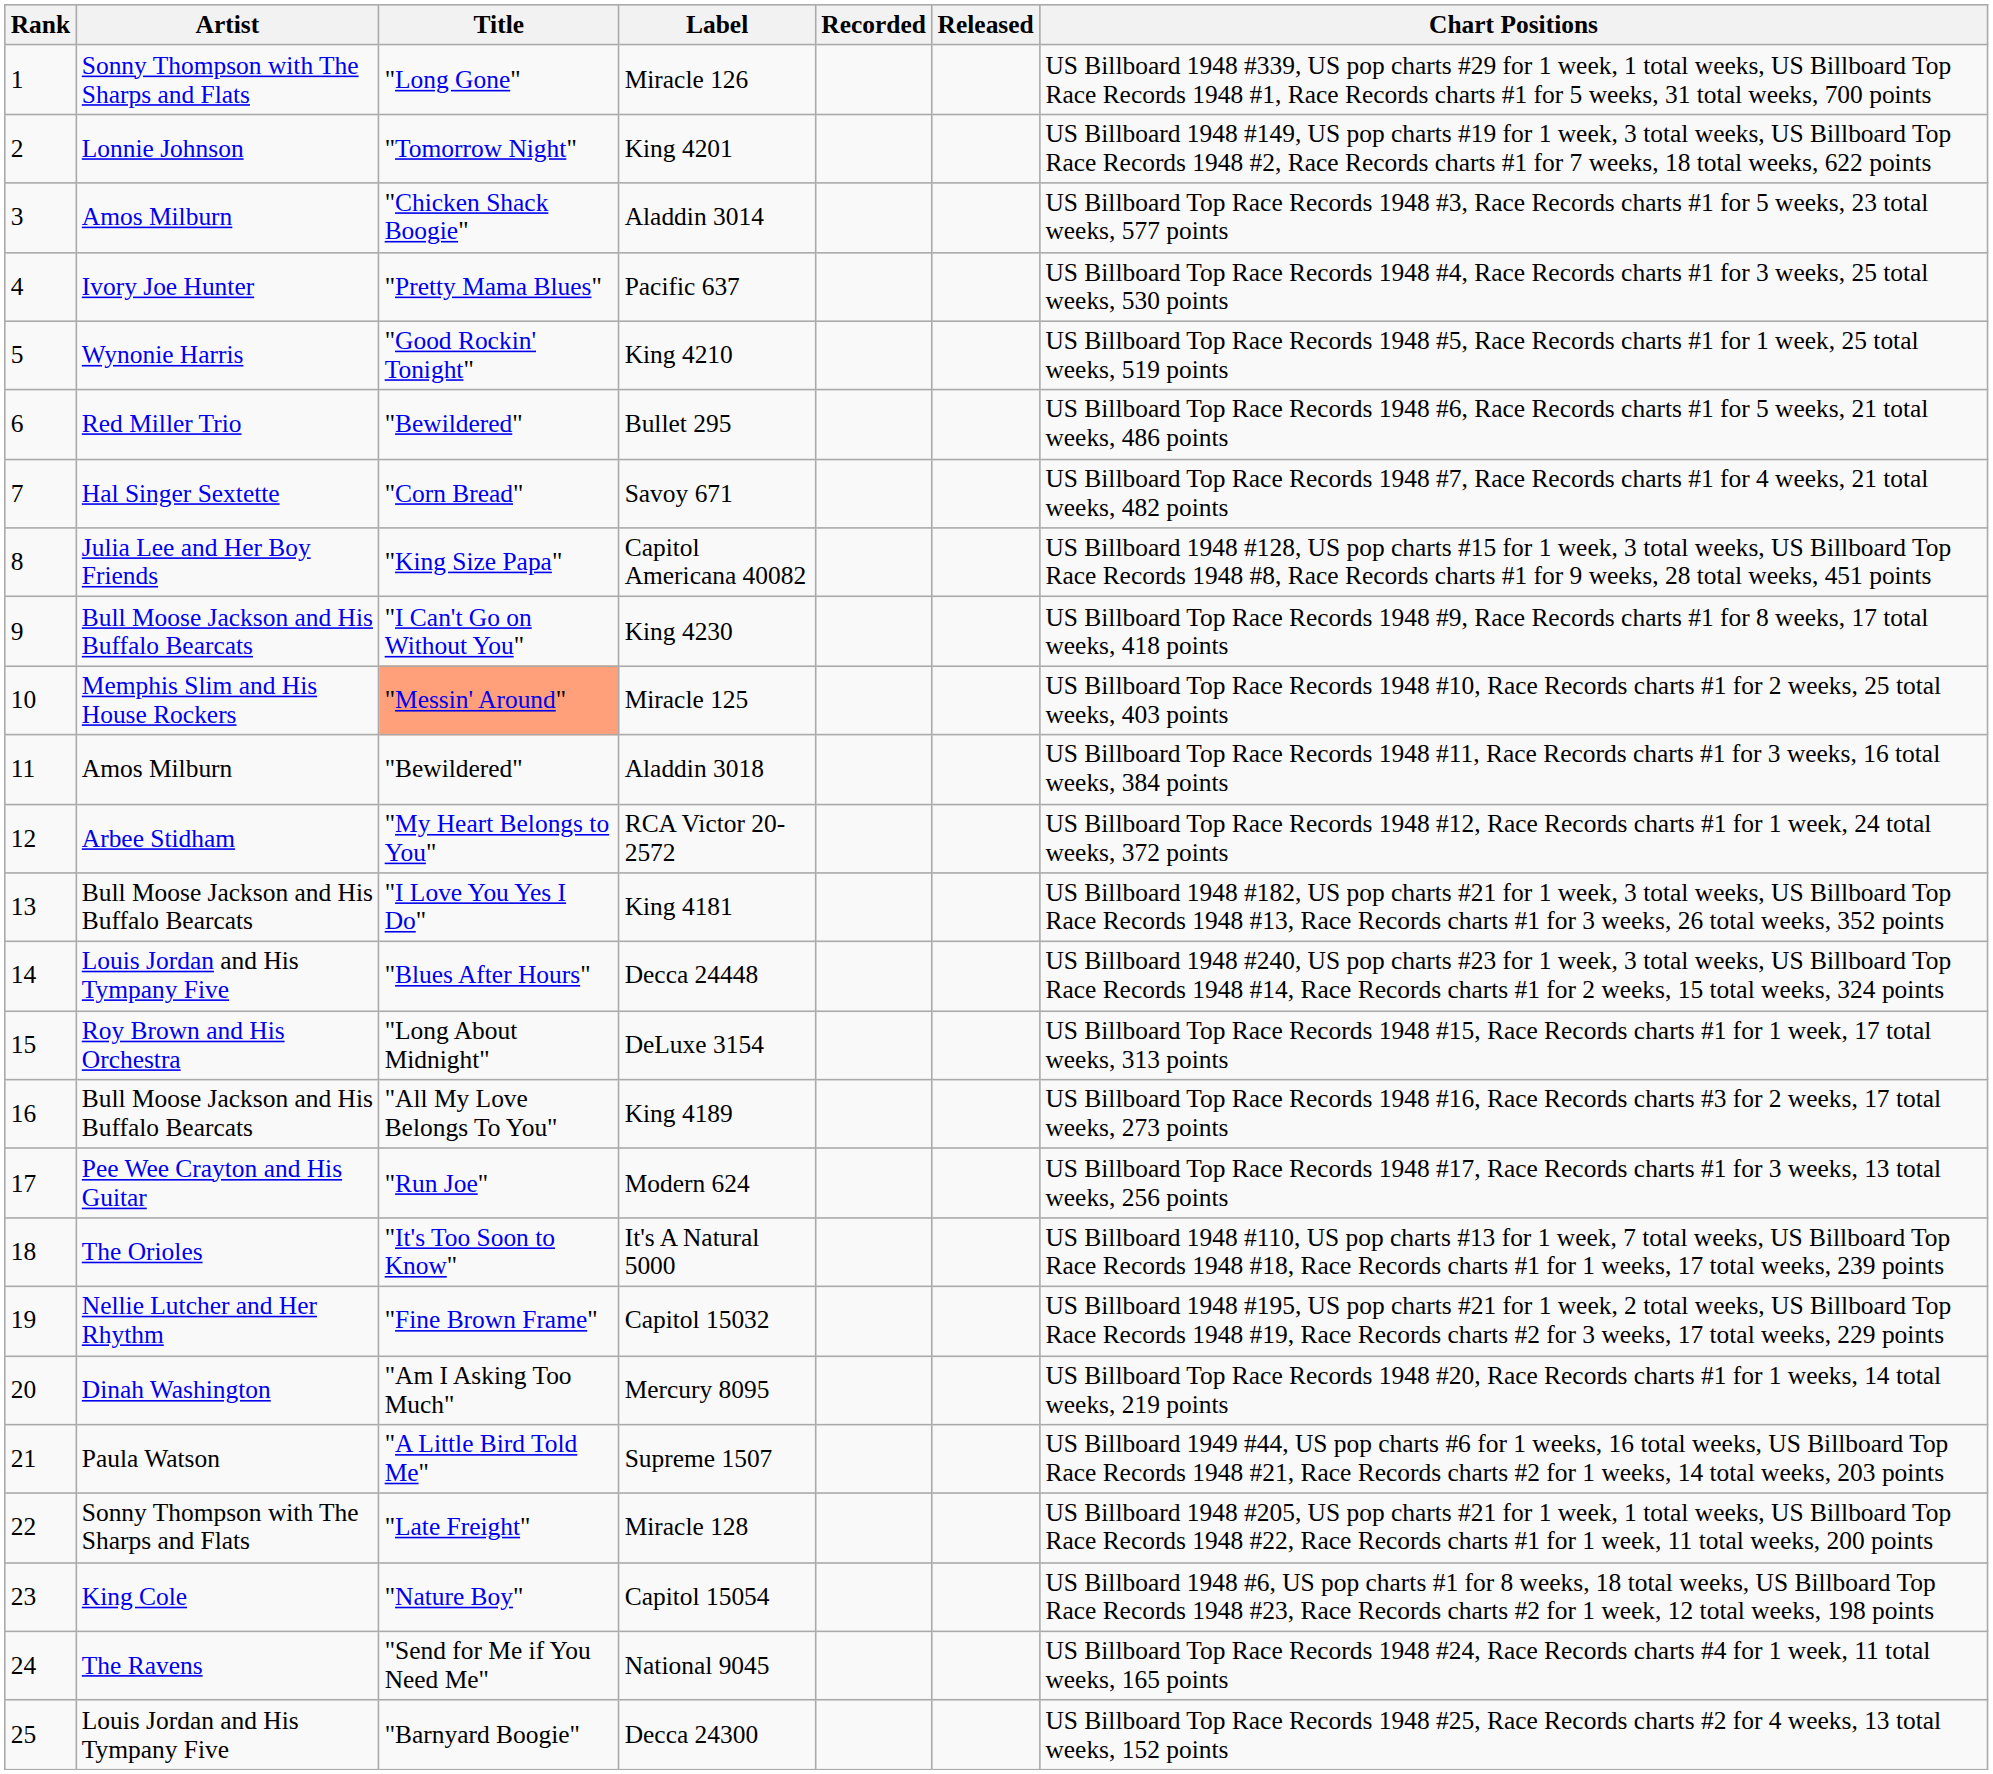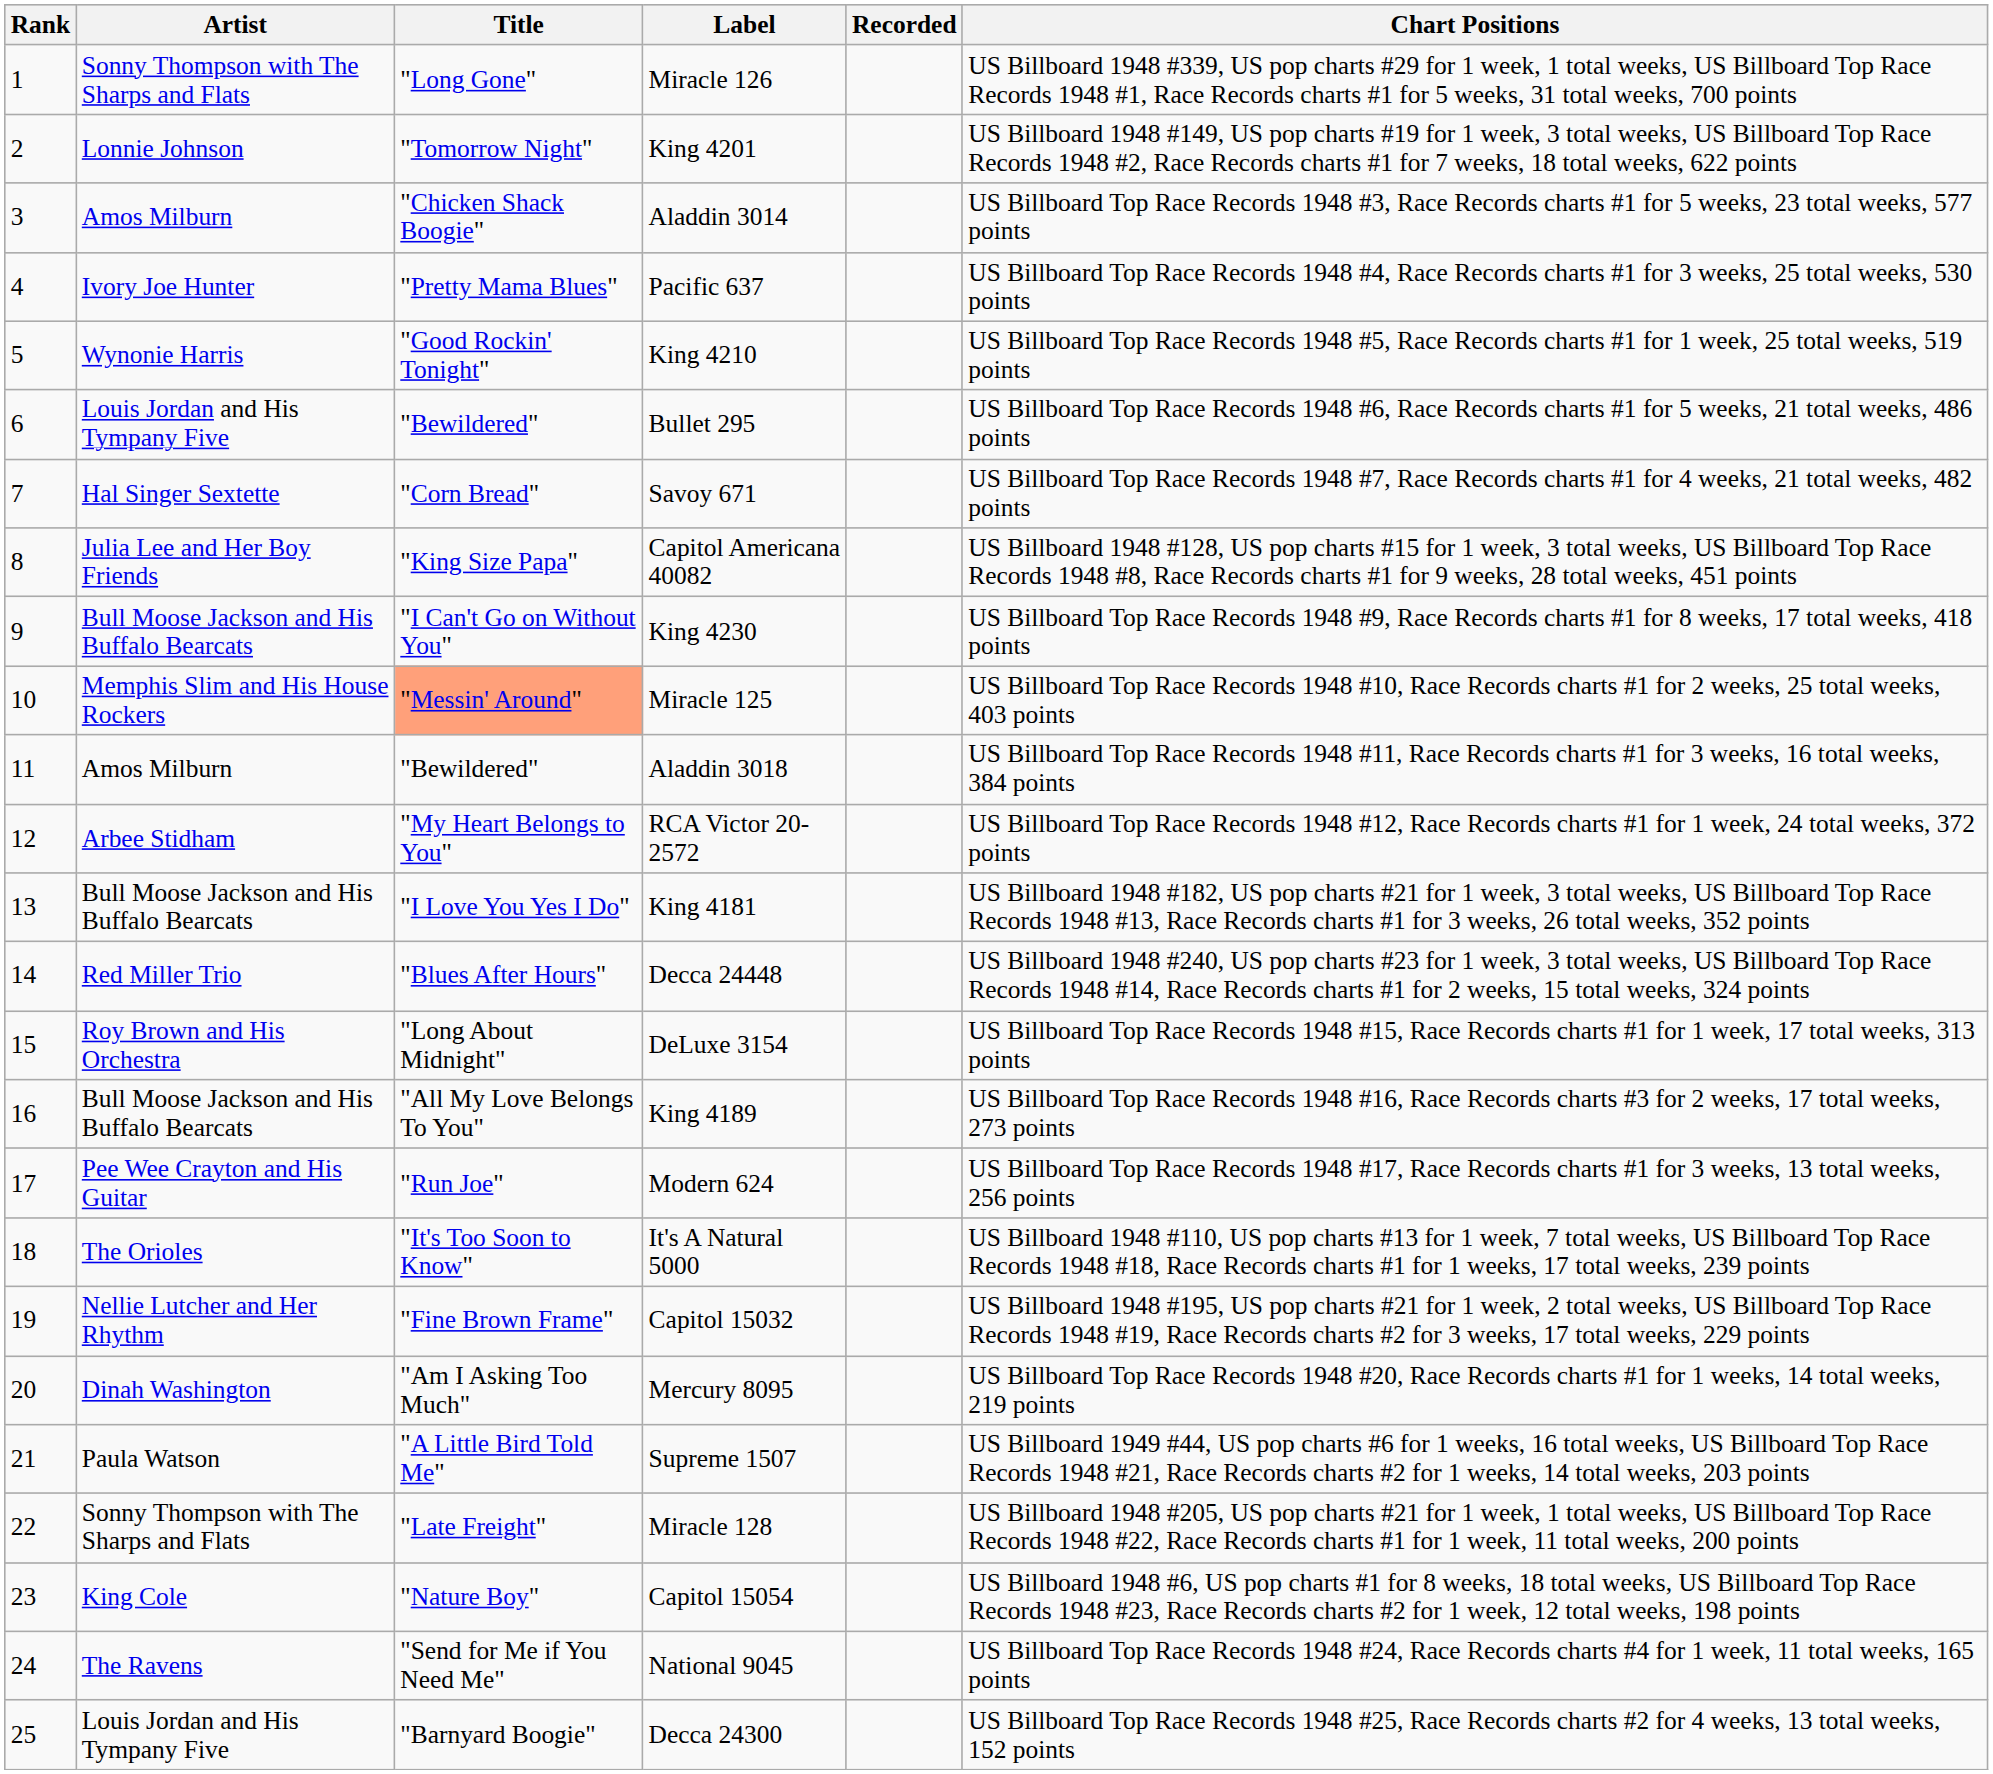- column: (986, 24)
(162, 424) Red Miller Trio -> (190, 424) Louis Jordan and His Tympany Five
(190, 975) Louis Jordan and His Tympany Five -> (162, 975) Red Miller Trio
